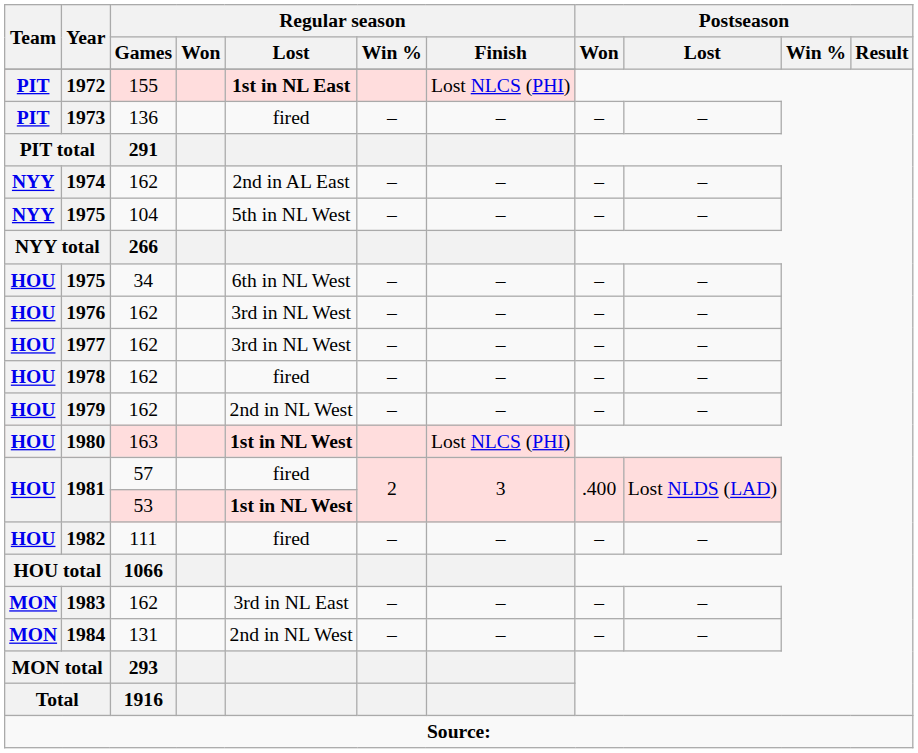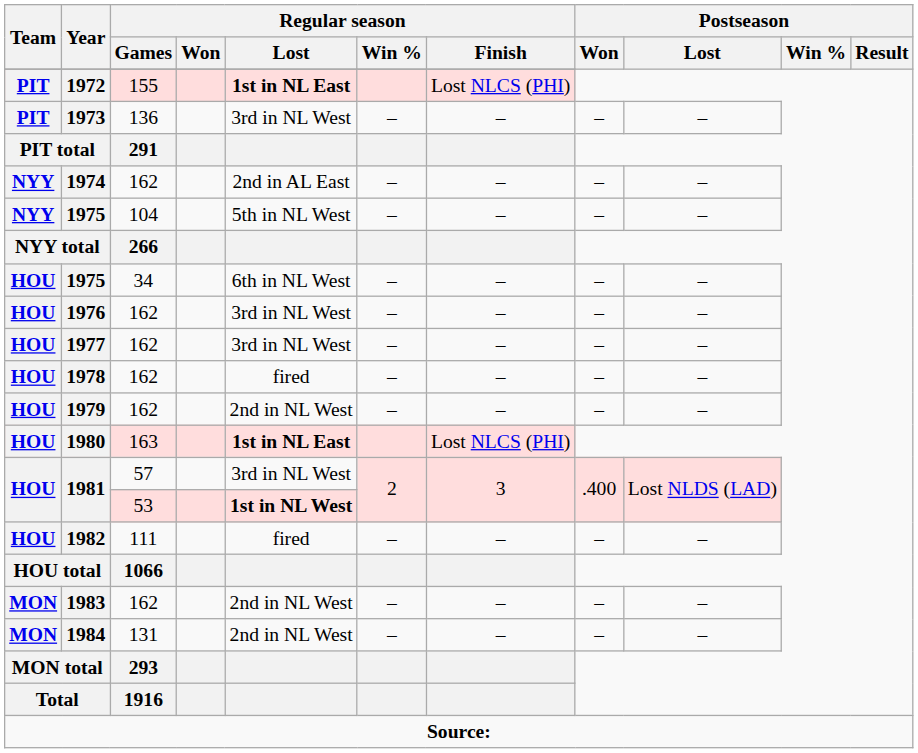(291, 117) fired -> (291, 117) 3rd in NL West
(291, 441) 1st in NL West -> (291, 441) 1st in NL East
(291, 473) fired -> (291, 473) 3rd in NL West
(291, 602) 3rd in NL East -> (291, 602) 2nd in NL West
